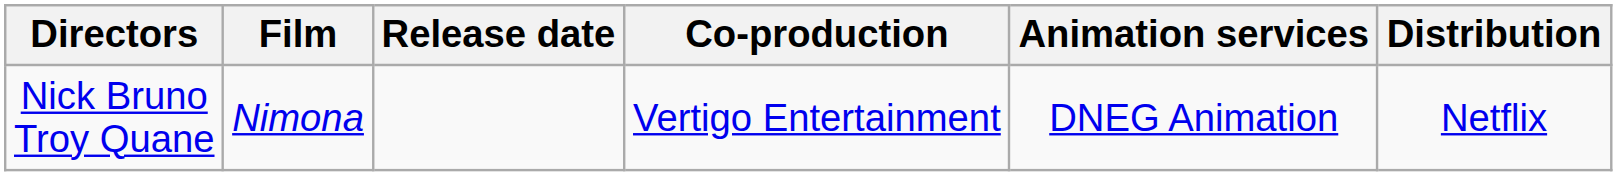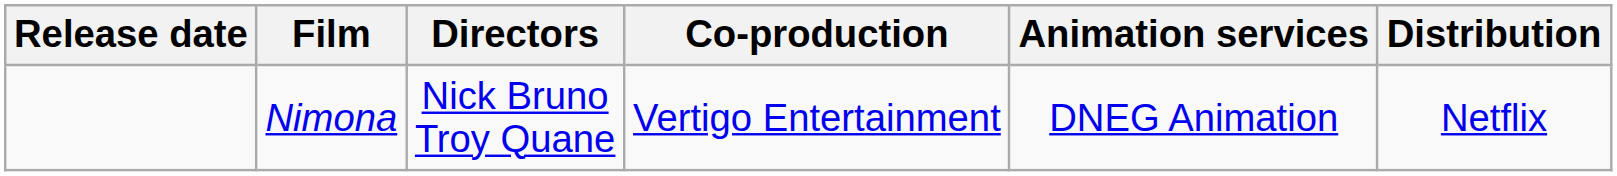columns swapped: (498, 34) <-> (114, 34)
